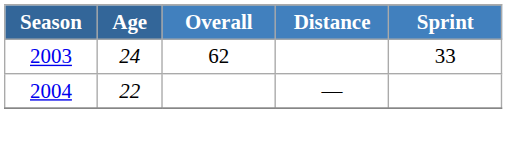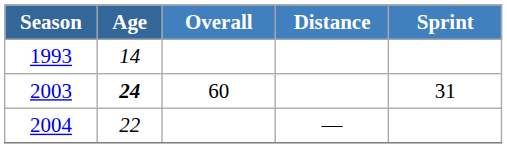+ row: (51, 56)
(130, 56) normal -> (130, 91) bold
(219, 56) 62 -> (219, 91) 60
(445, 56) 33 -> (445, 91) 31
